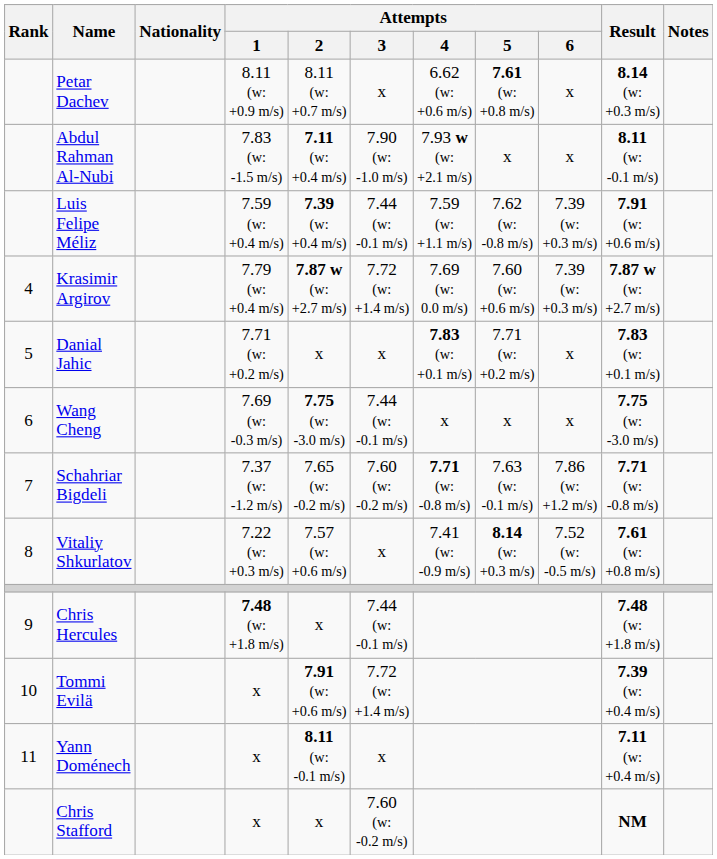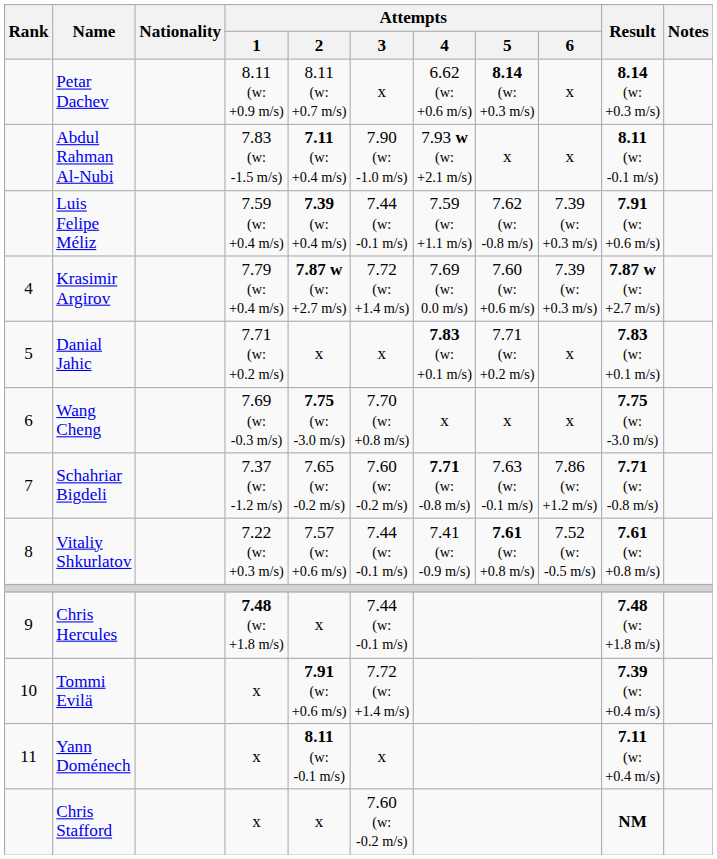(507, 91) 7.61 (w: +0.8 m/s) -> (507, 91) 8.14 (w: +0.3 m/s)
(382, 419) 7.44 (w: -0.1 m/s) -> (382, 419) 7.70 (w: +0.8 m/s)
(382, 551) x -> (382, 551) 7.44 (w: -0.1 m/s)
(507, 551) 8.14 (w: +0.3 m/s) -> (507, 551) 7.61 (w: +0.8 m/s)
